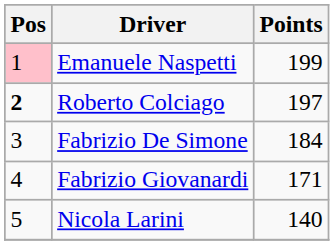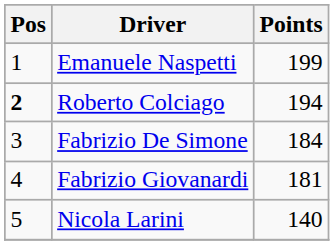(16, 62) pink background -> (16, 62) no background
(305, 101) 197 -> (305, 101) 194
(305, 179) 171 -> (305, 179) 181
